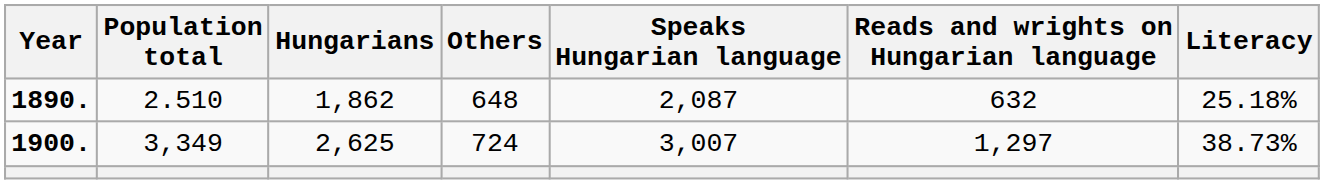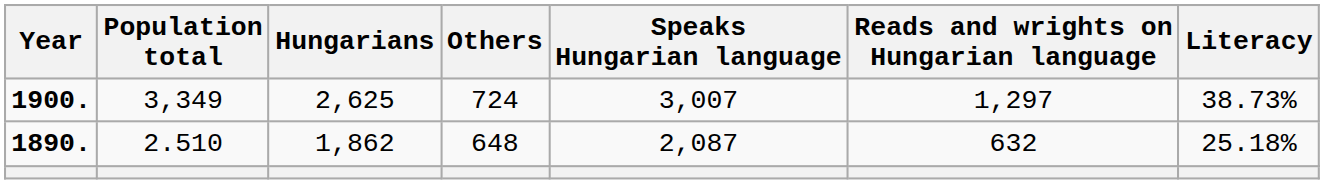rows swapped: (51, 100) <-> (51, 144)
